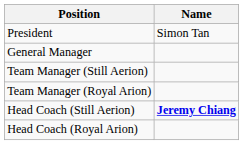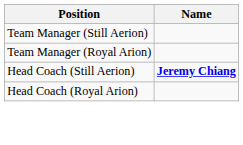- row: (30, 33)
- row: (50, 52)
